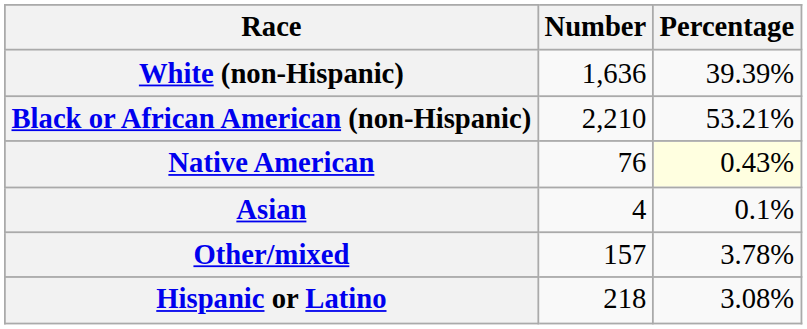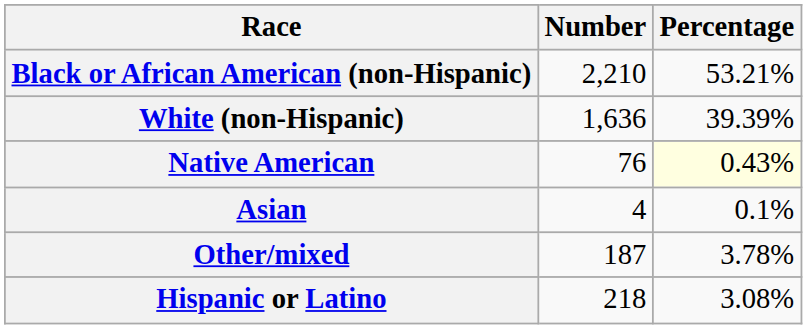rows swapped: (271, 72) <-> (271, 118)
(625, 254) 157 -> (625, 254) 187
